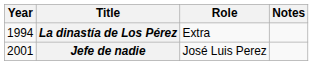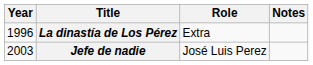(20, 32) 1994 -> (20, 32) 1996
(20, 51) 2001 -> (20, 51) 2003
